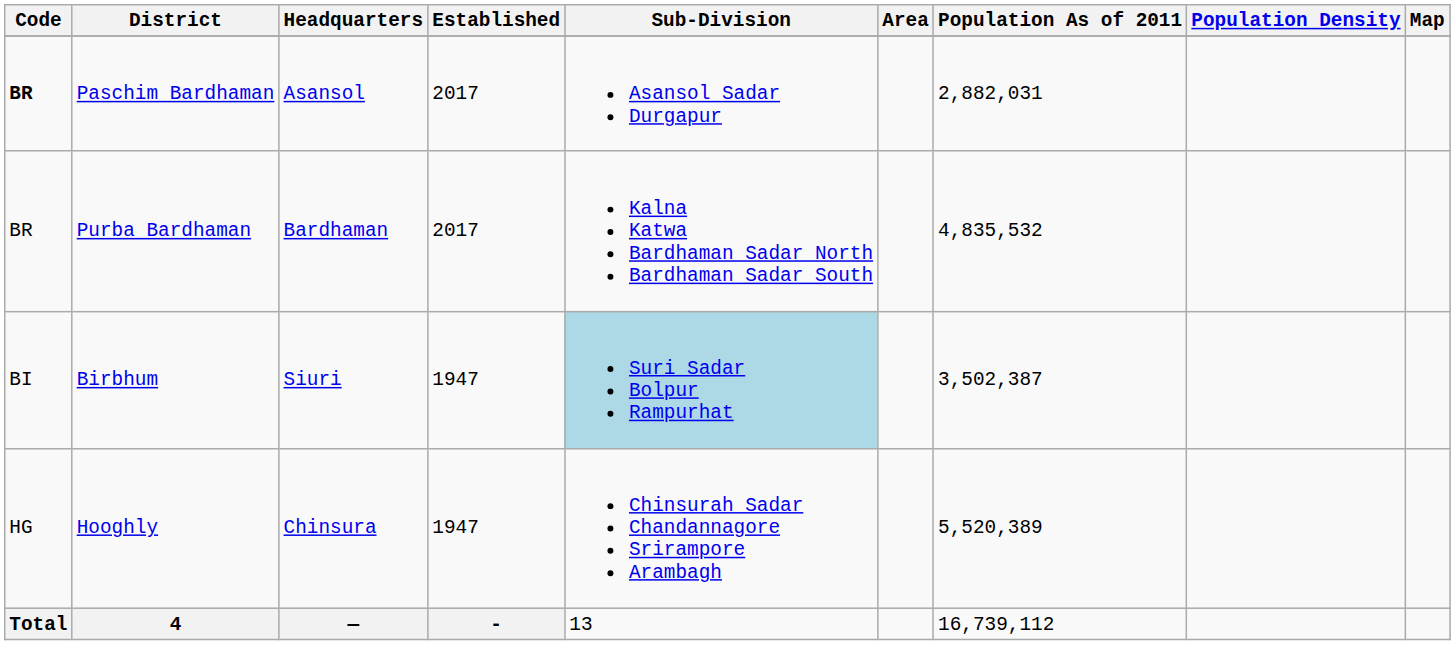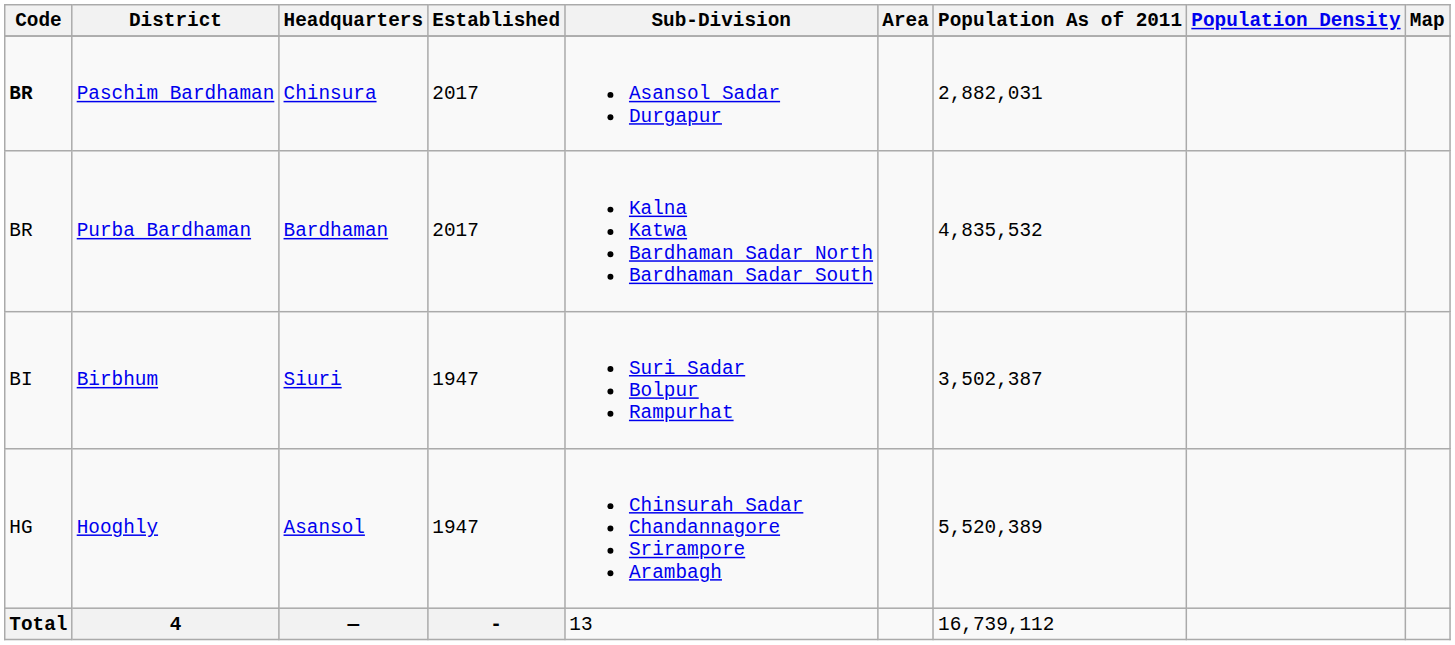(324, 94) Asansol -> (330, 94) Chinsura
(721, 391) lightblue background -> (721, 391) no background
(330, 528) Chinsura -> (324, 528) Asansol
